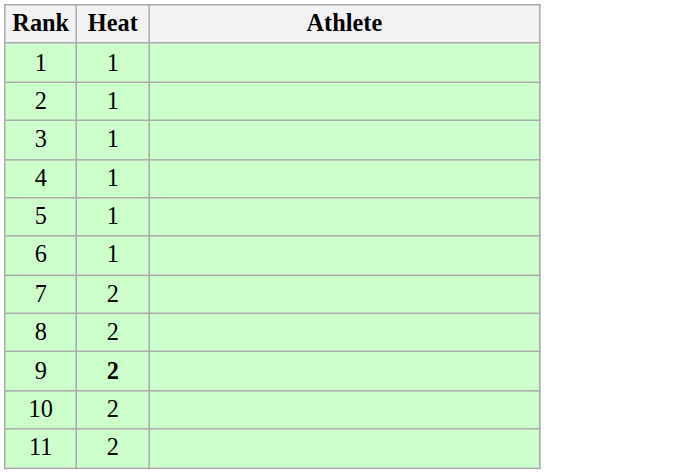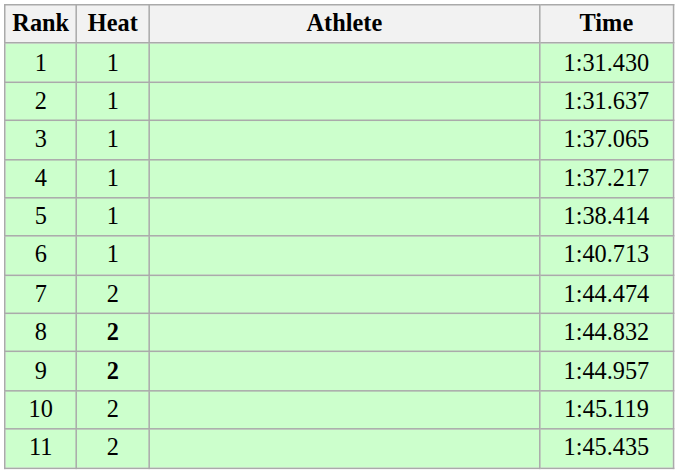+ column: (606, 23)
(113, 332) normal -> (113, 332) bold
